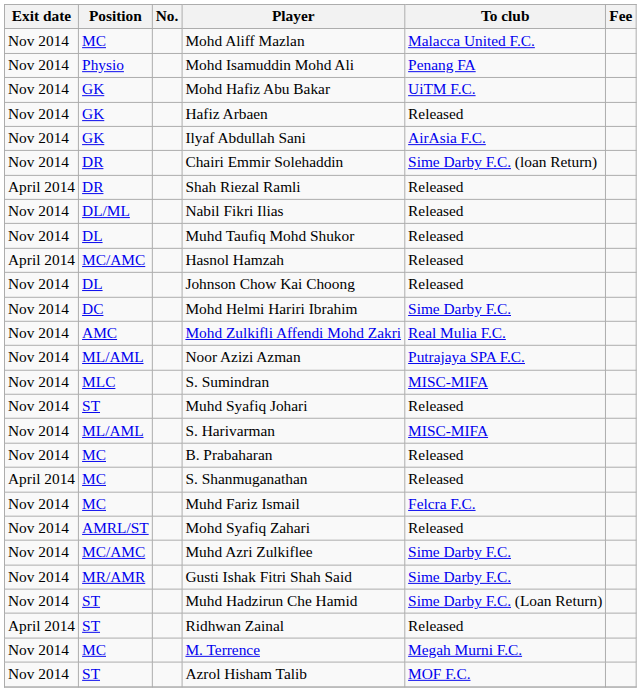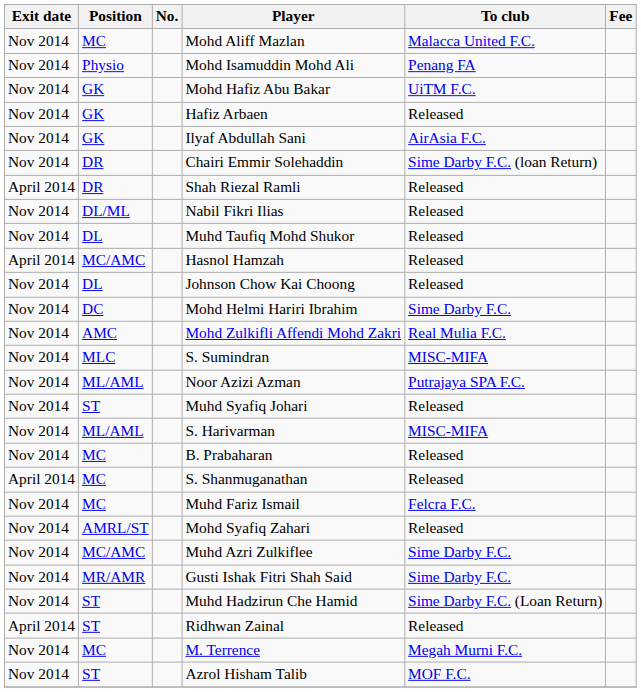rows swapped: (227, 382) <-> (243, 357)
